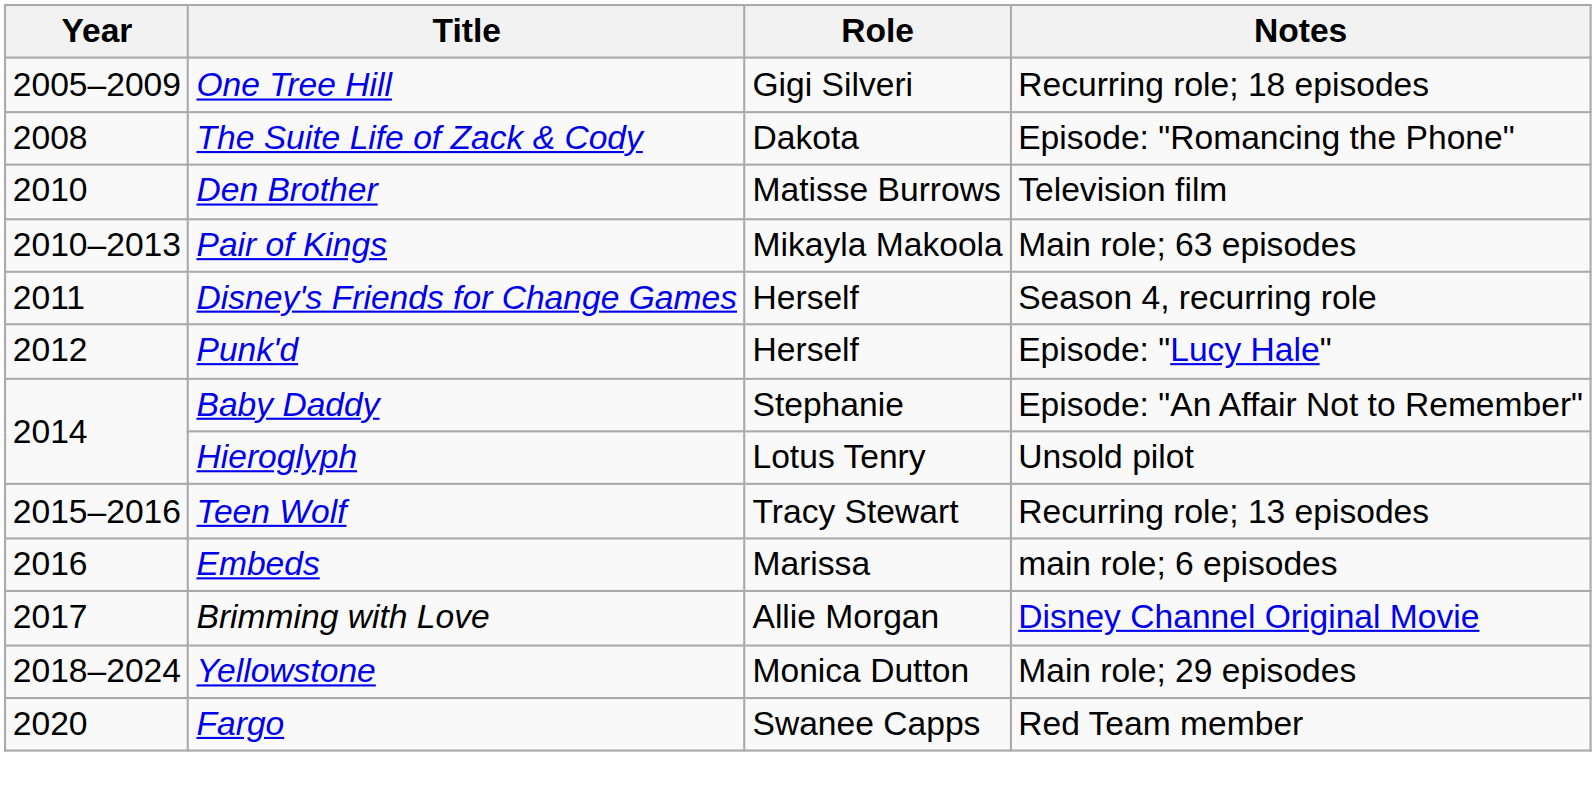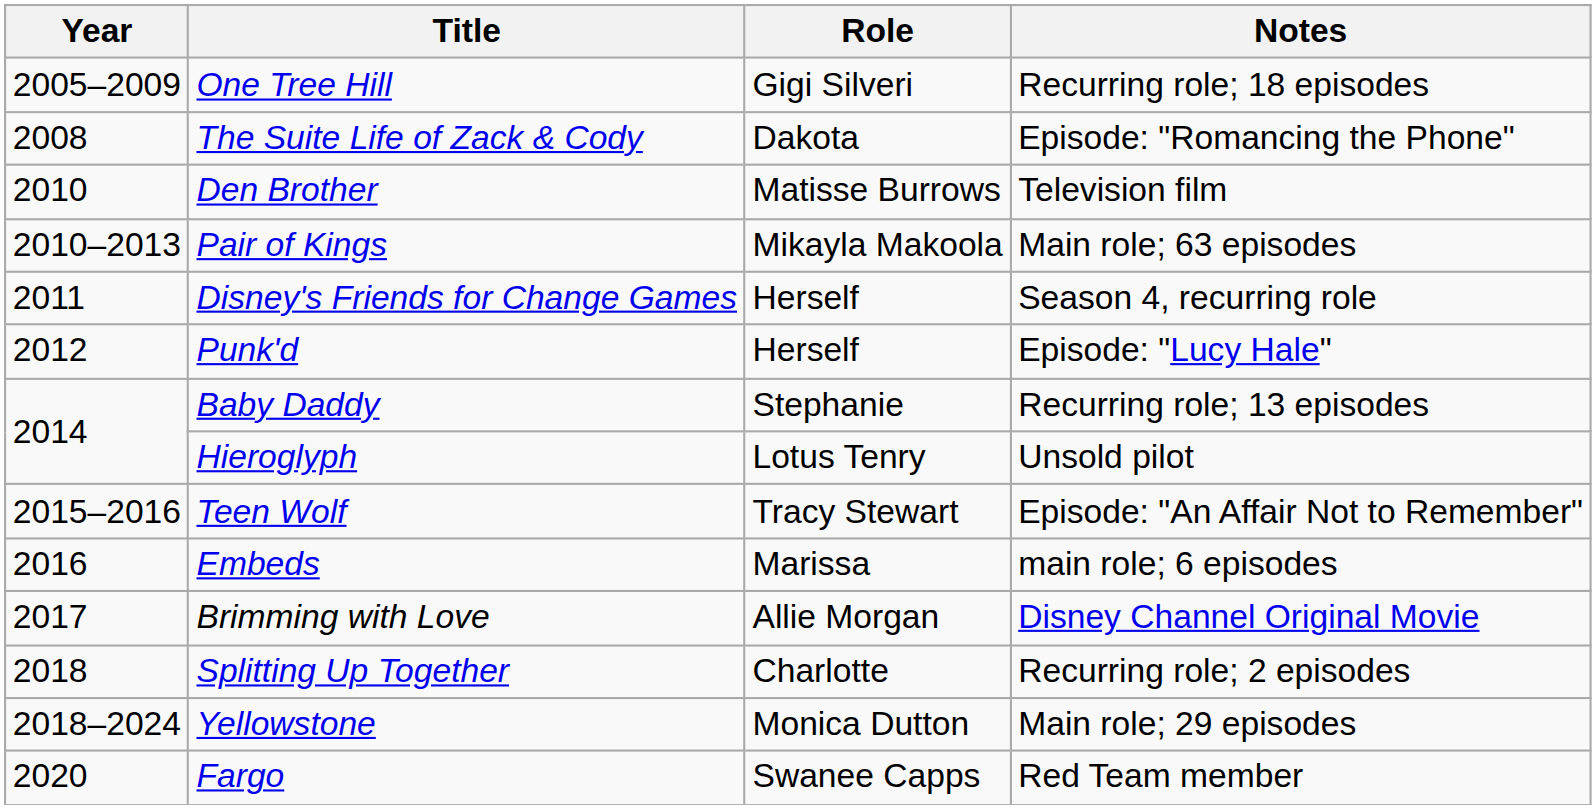(1301, 404) Episode: "An Affair Not to Remember" -> (1224, 404) Recurring role; 13 episodes
(1224, 510) Recurring role; 13 episodes -> (1301, 510) Episode: "An Affair Not to Remember"
+ row: (353, 670)
